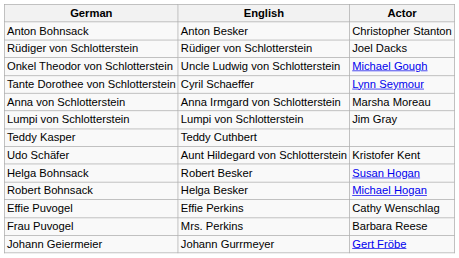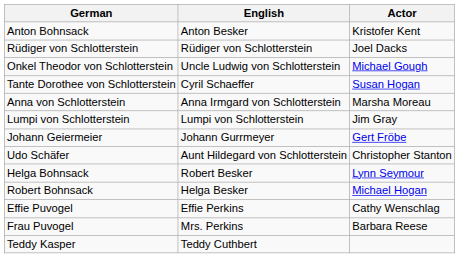(402, 31) Christopher Stanton -> (386, 31) Kristofer Kent
(388, 84) Lynn Seymour -> (386, 84) Susan Hogan
rows swapped: (55, 244) <-> (41, 137)
(386, 155) Kristofer Kent -> (402, 155) Christopher Stanton
(386, 173) Susan Hogan -> (388, 173) Lynn Seymour
